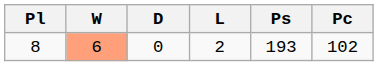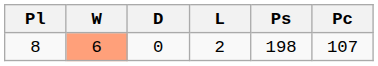(281, 47) 193 -> (281, 47) 198
(343, 47) 102 -> (343, 47) 107
